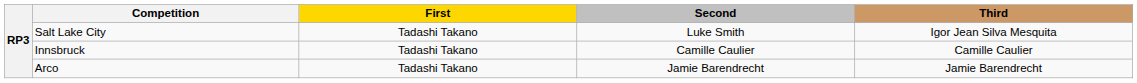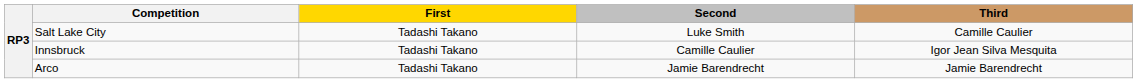(994, 31) Igor Jean Silva Mesquita -> (994, 31) Camille Caulier
(994, 50) Camille Caulier -> (994, 50) Igor Jean Silva Mesquita
